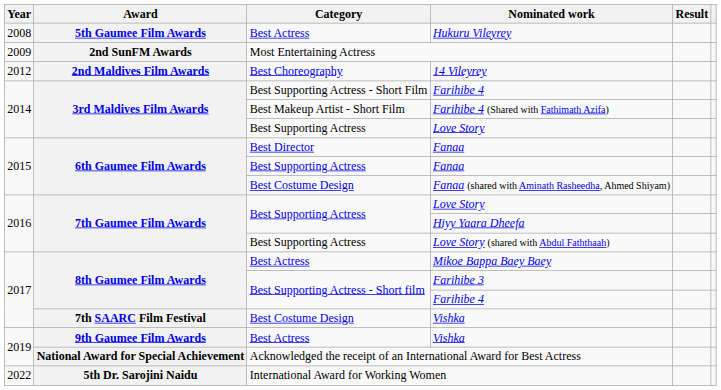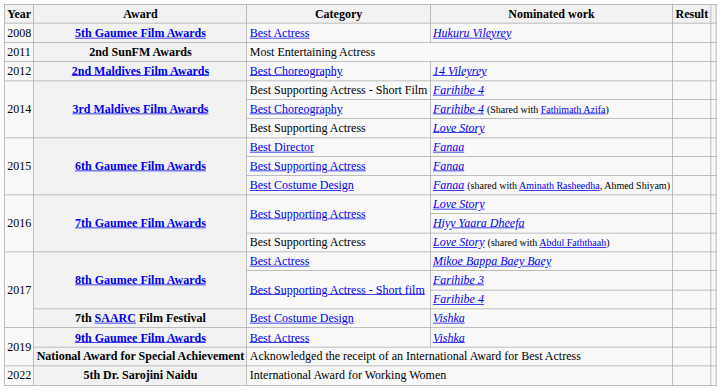(19, 52) 2009 -> (19, 52) 2011
(327, 109) Best Makeup Artist - Short Film -> (296, 109) Best Choreography
